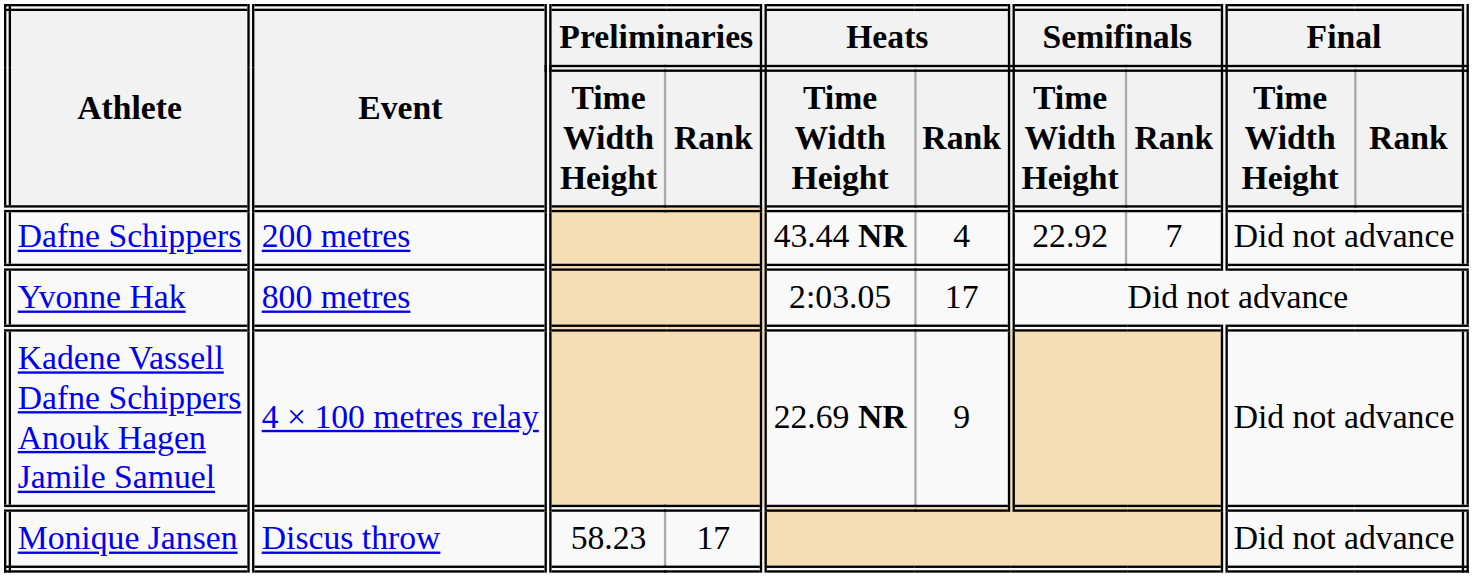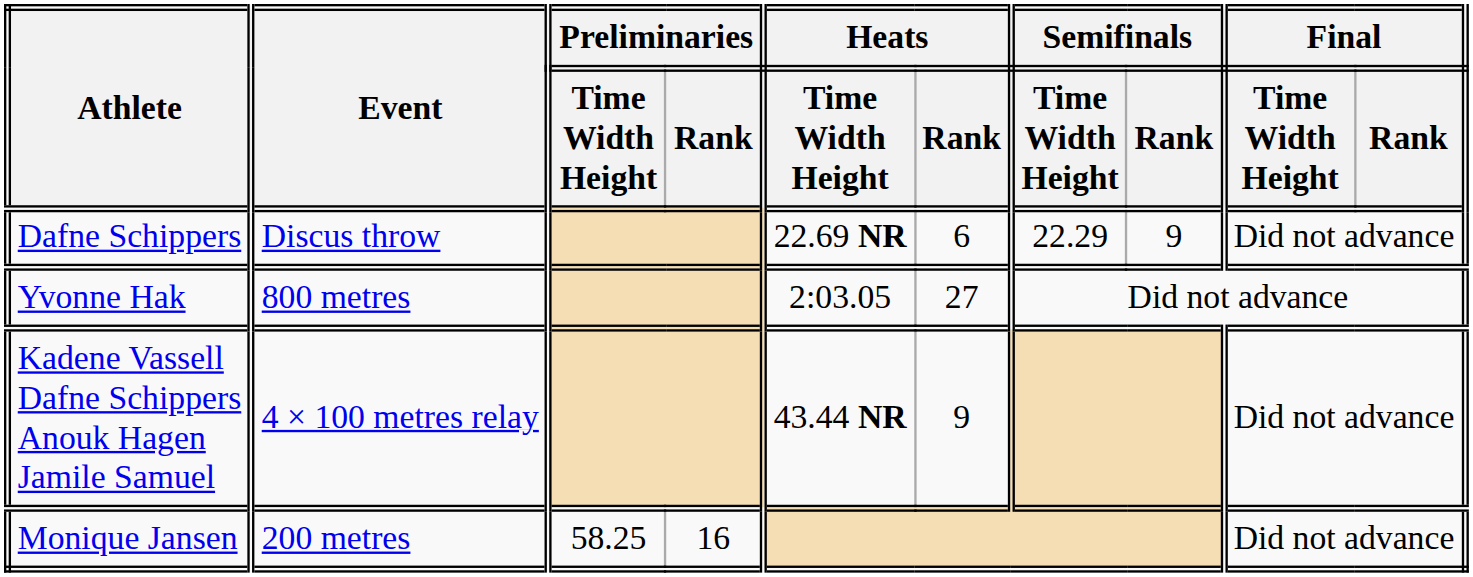(336, 237) 200 metres -> (351, 237) Discus throw
(840, 237) 43.44 NR -> (840, 237) 22.69 NR
(962, 237) 4 -> (962, 237) 6
(1070, 237) 22.92 -> (1070, 237) 22.29
(1174, 237) 7 -> (1174, 237) 9
(962, 297) 17 -> (962, 297) 27
(840, 417) 22.69 NR -> (840, 417) 43.44 NR
(351, 537) Discus throw -> (336, 537) 200 metres
(609, 537) 58.23 -> (609, 537) 58.25
(713, 537) 17 -> (713, 537) 16
